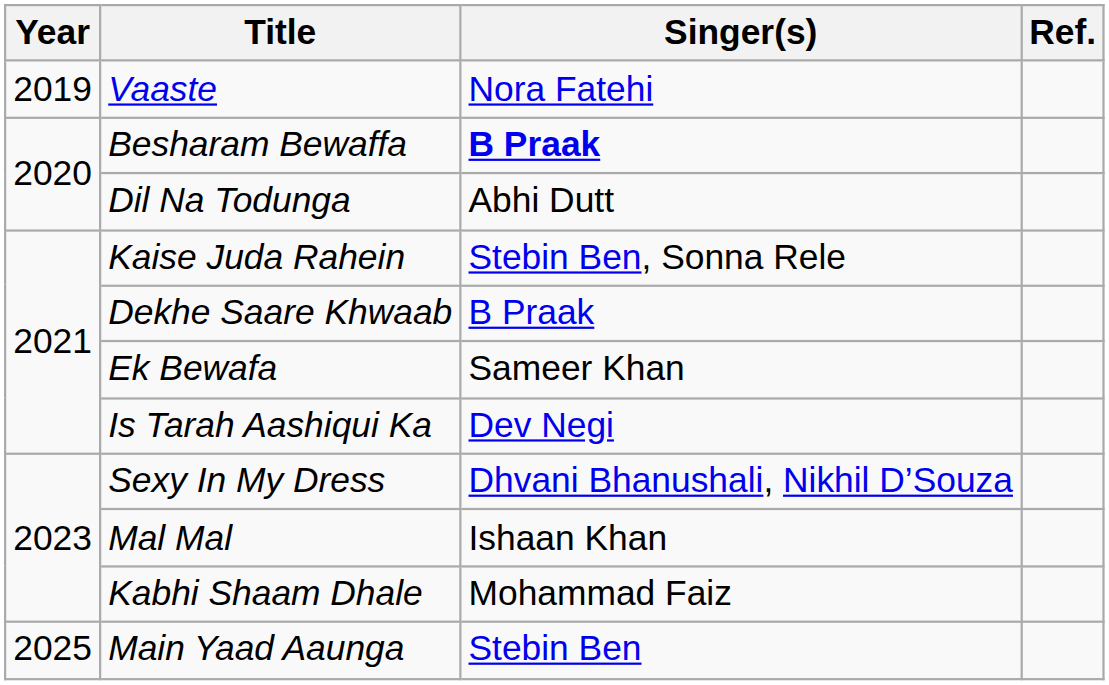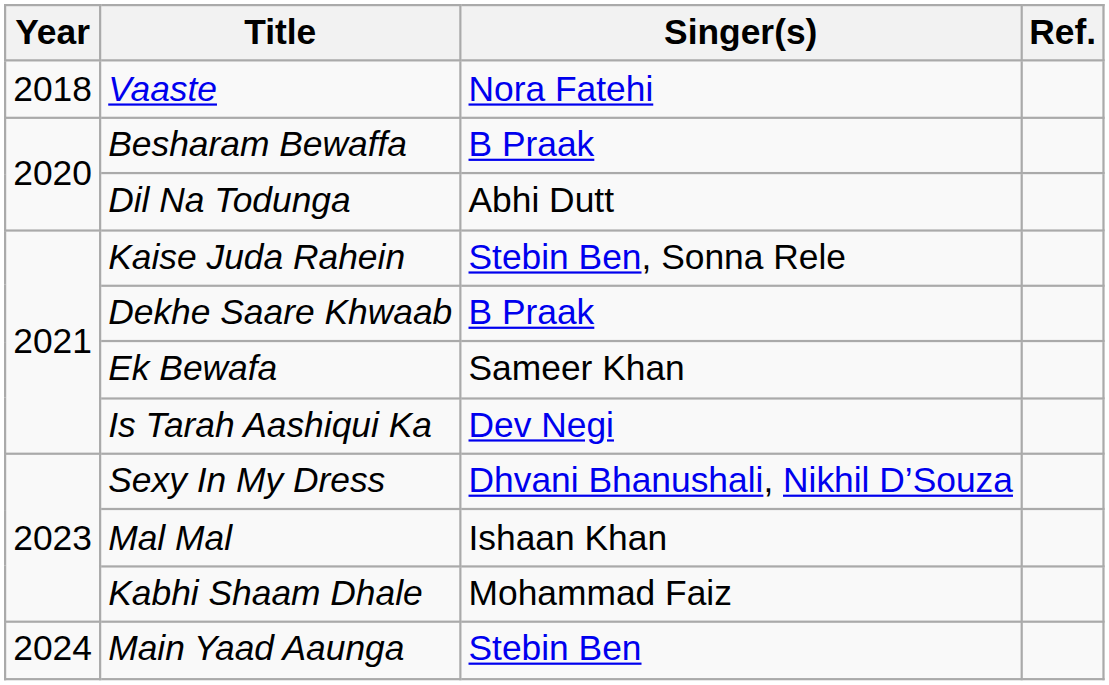(53, 88) 2019 -> (53, 88) 2018
(534, 144) bold -> (531, 144) normal
(53, 649) 2025 -> (53, 649) 2024
